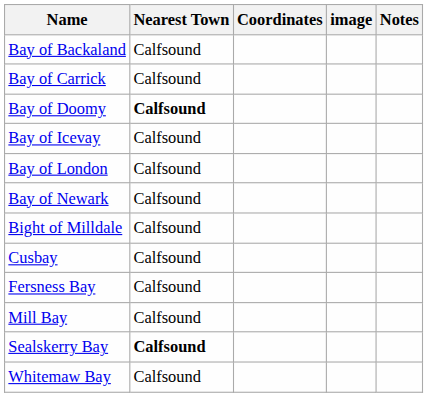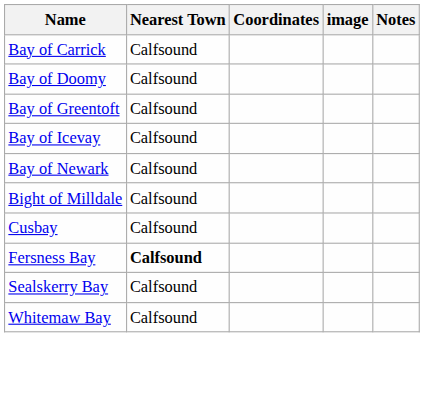- row: (67, 49)
(170, 108) bold -> (164, 78) normal
+ row: (64, 108)
- row: (58, 168)
(167, 287) normal -> (166, 257) bold
- row: (38, 317)
(170, 346) bold -> (164, 287) normal
